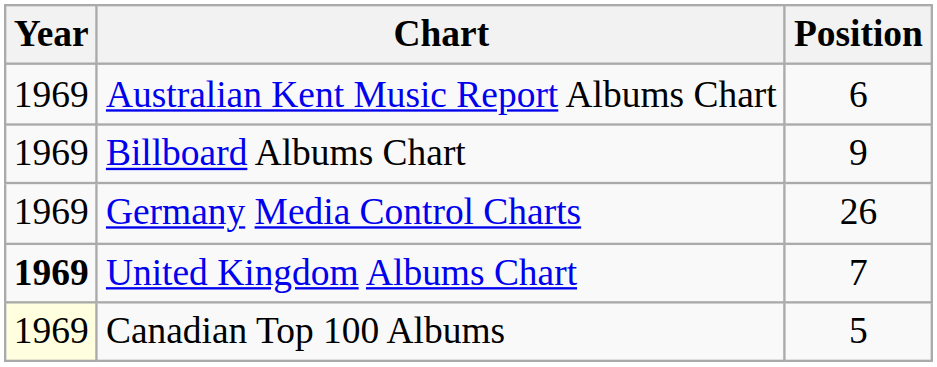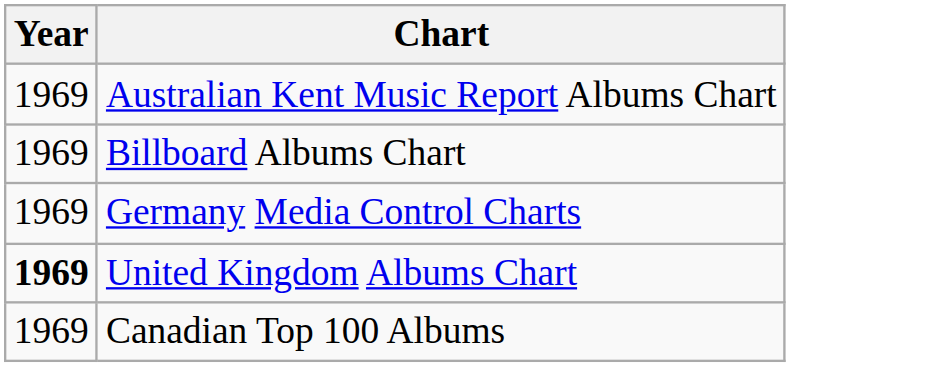- column: (858, 34)
(51, 331) lightyellow background -> (51, 331) no background
